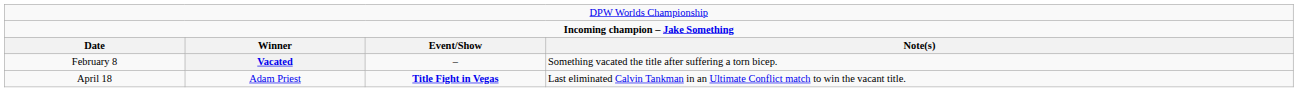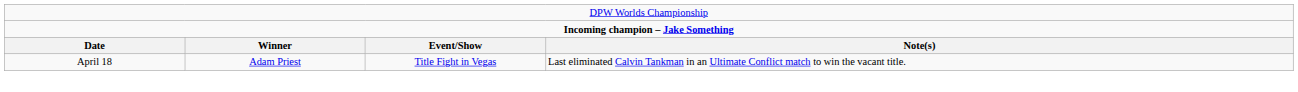- row: (95, 62)
(455, 78) bold -> (455, 62) normal
